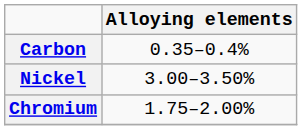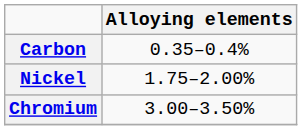(199, 79) 3.00–3.50% -> (199, 79) 1.75–2.00%
(199, 109) 1.75–2.00% -> (199, 109) 3.00–3.50%
